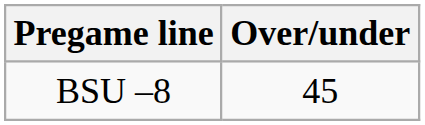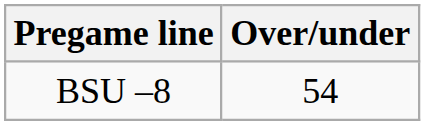(320, 90) 45 -> (320, 90) 54
